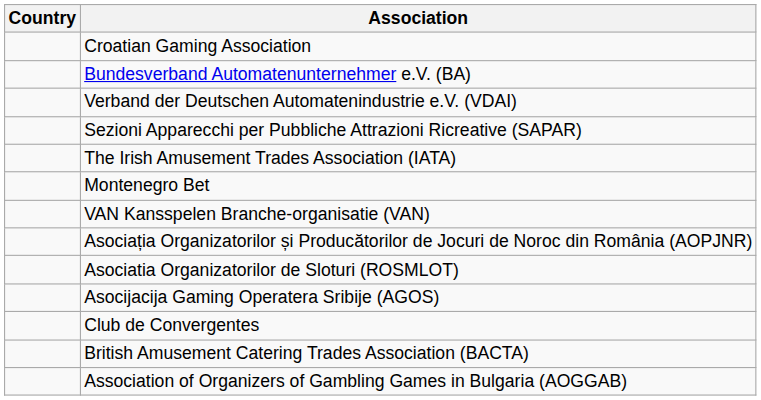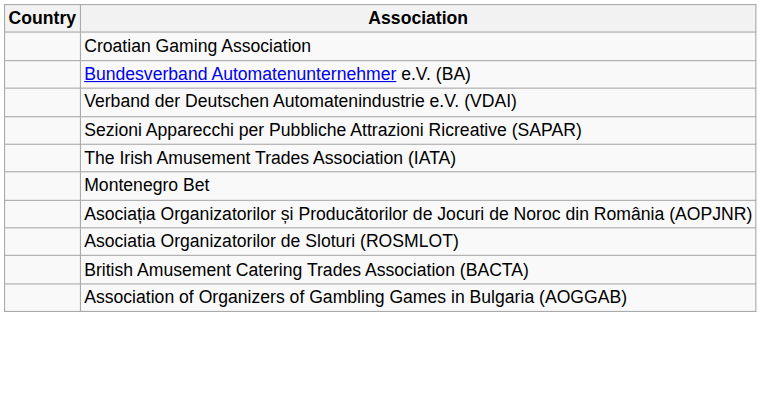- row: (257, 213)
- row: (262, 297)
- row: (172, 325)
